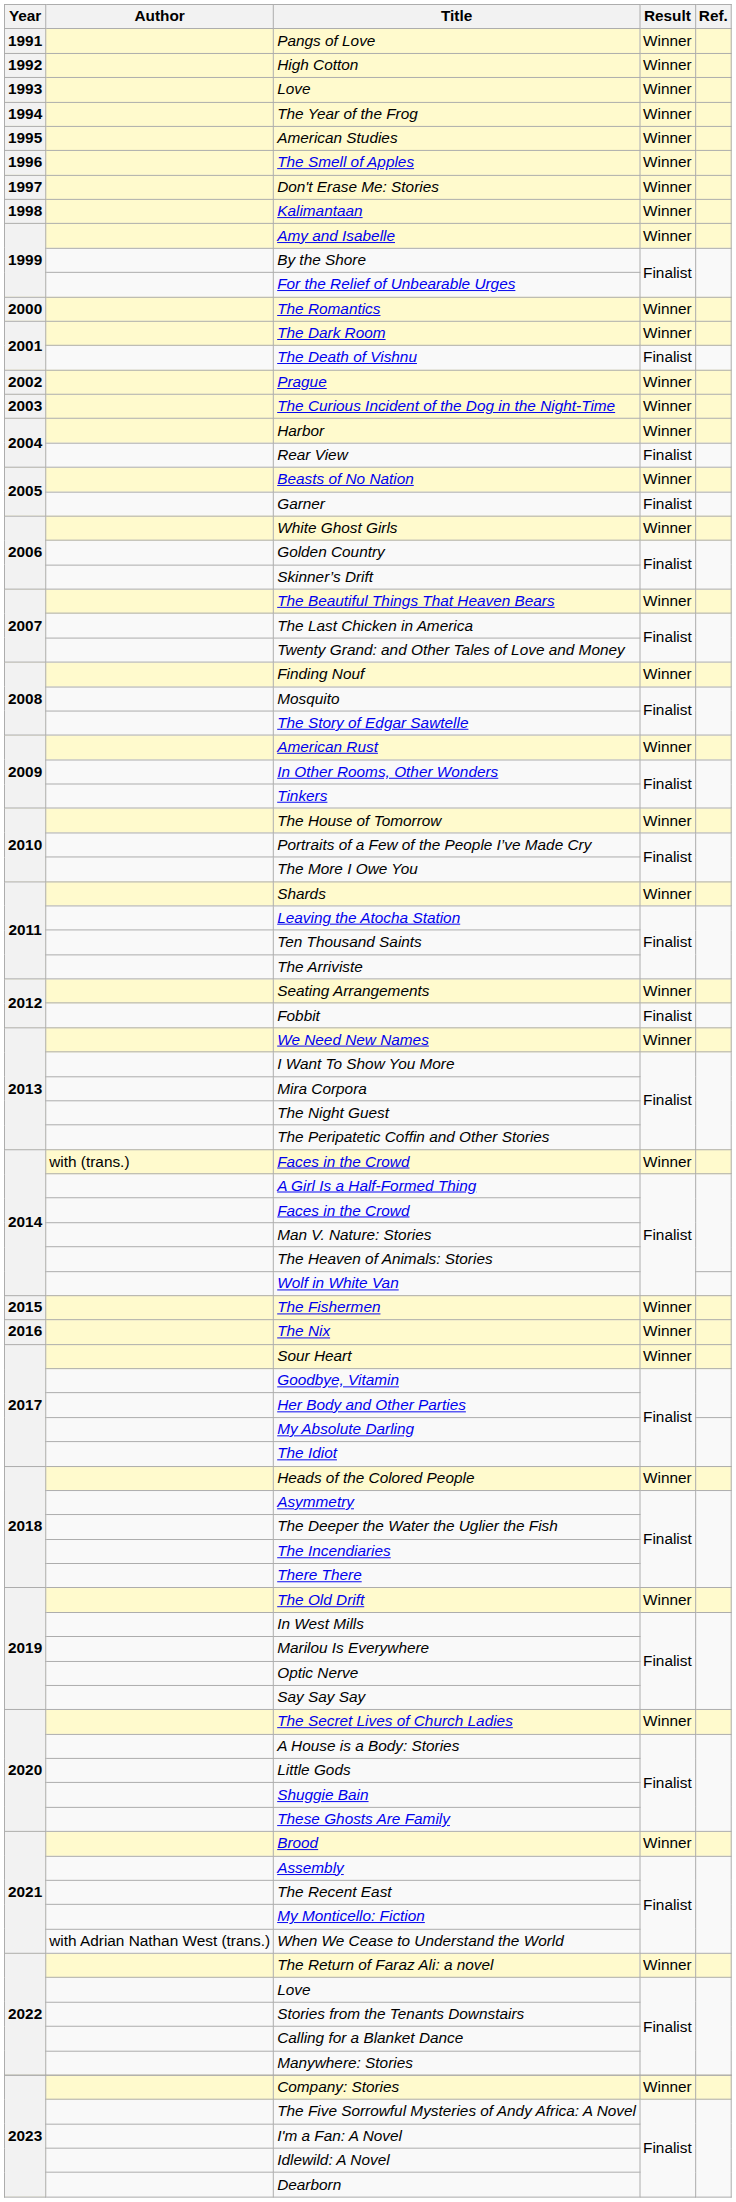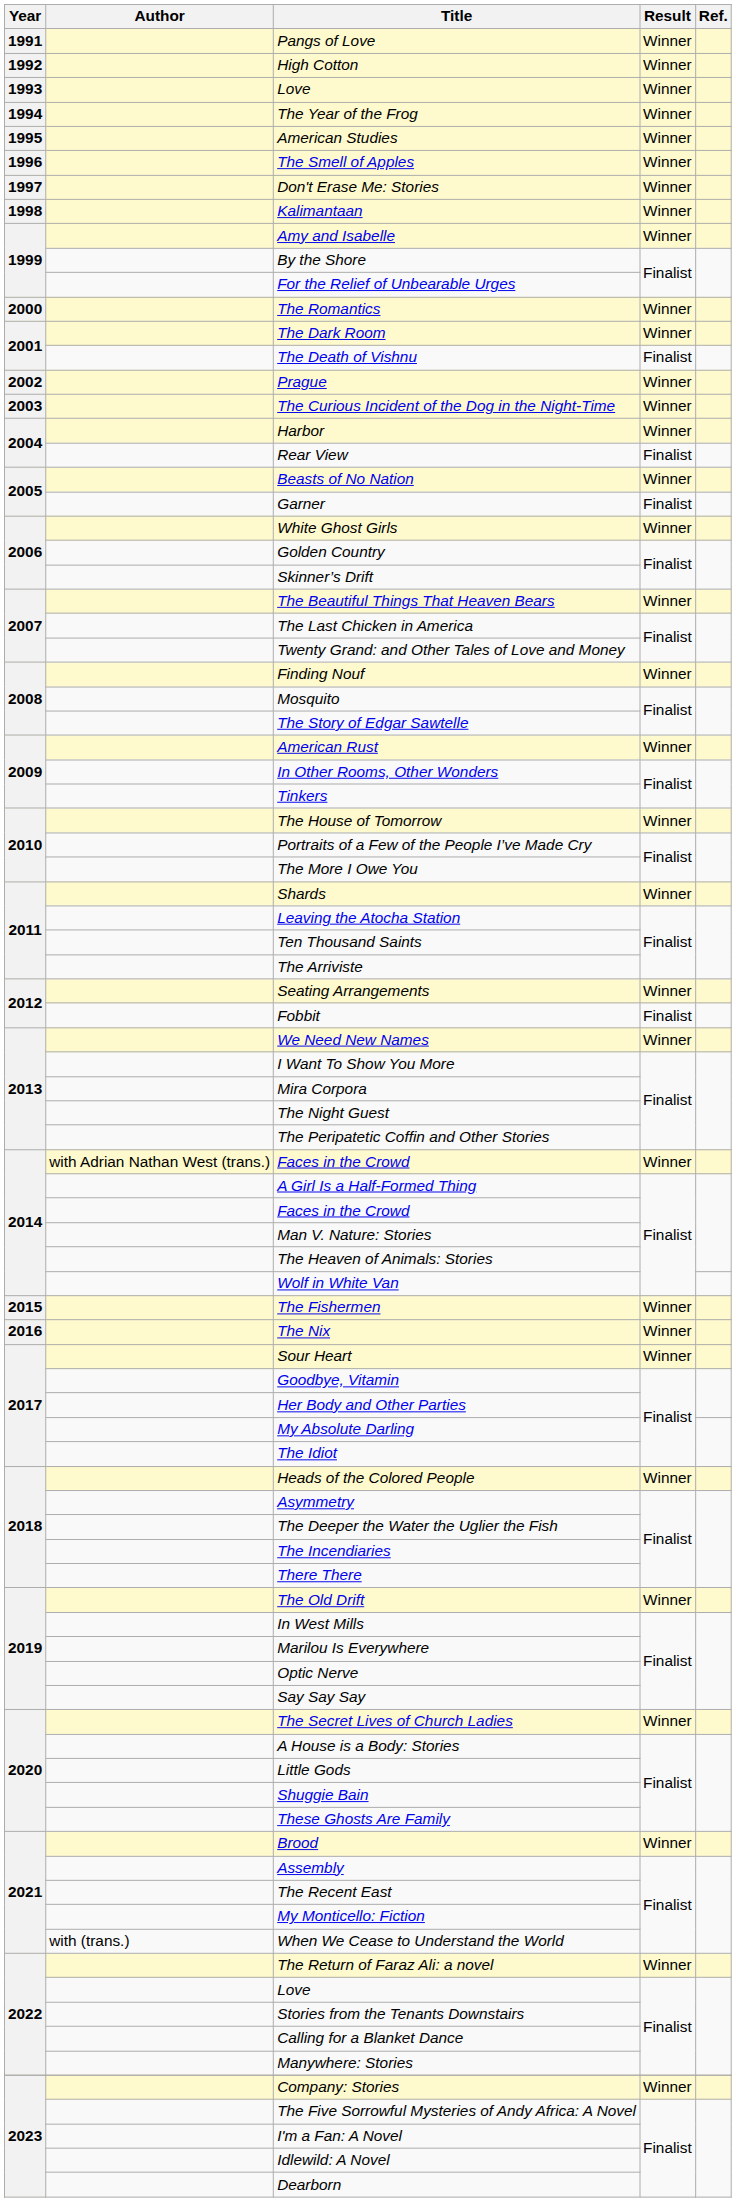(89, 1161) with (trans.) -> (160, 1161) with Adrian Nathan West (trans.)
(160, 1941) with Adrian Nathan West (trans.) -> (89, 1941) with (trans.)
